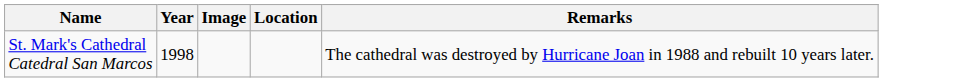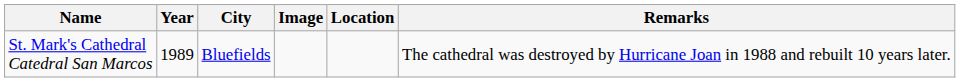+ column: (236, 17)
(177, 53) 1998 -> (177, 53) 1989
